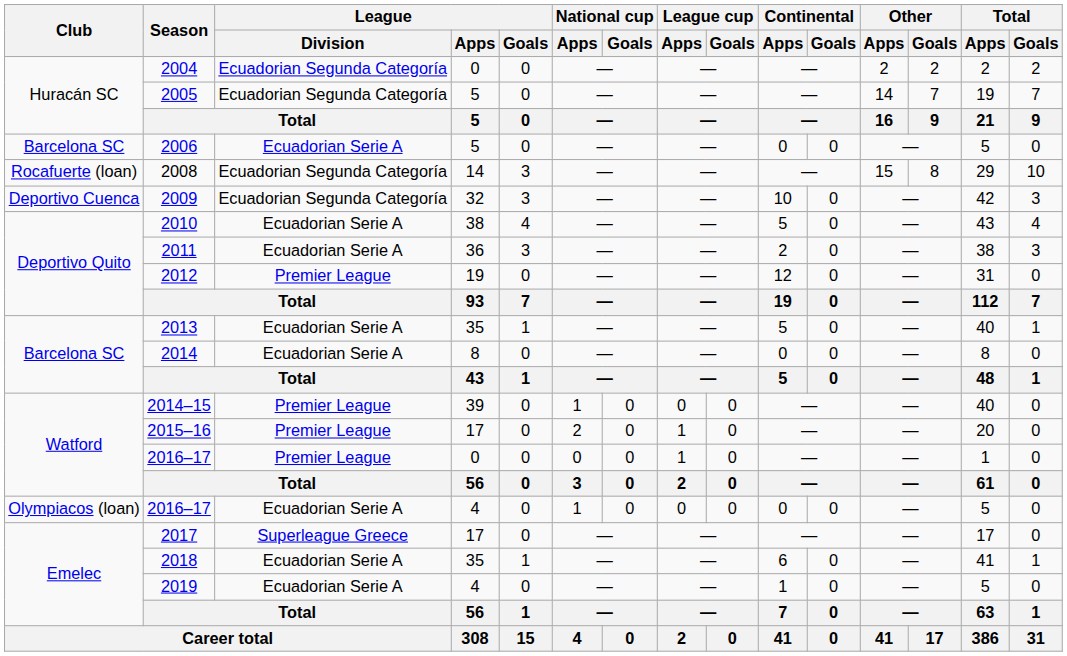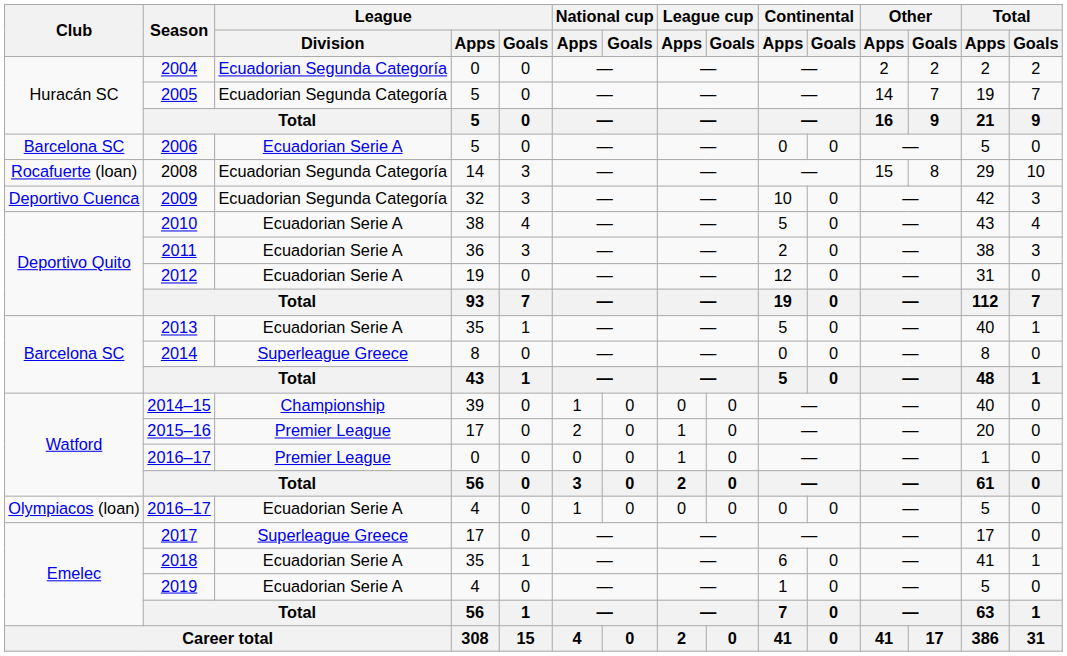(333, 276) Premier League -> (333, 276) Ecuadorian Serie A
(333, 353) Ecuadorian Serie A -> (333, 353) Superleague Greece
(333, 405) Premier League -> (333, 405) Championship
